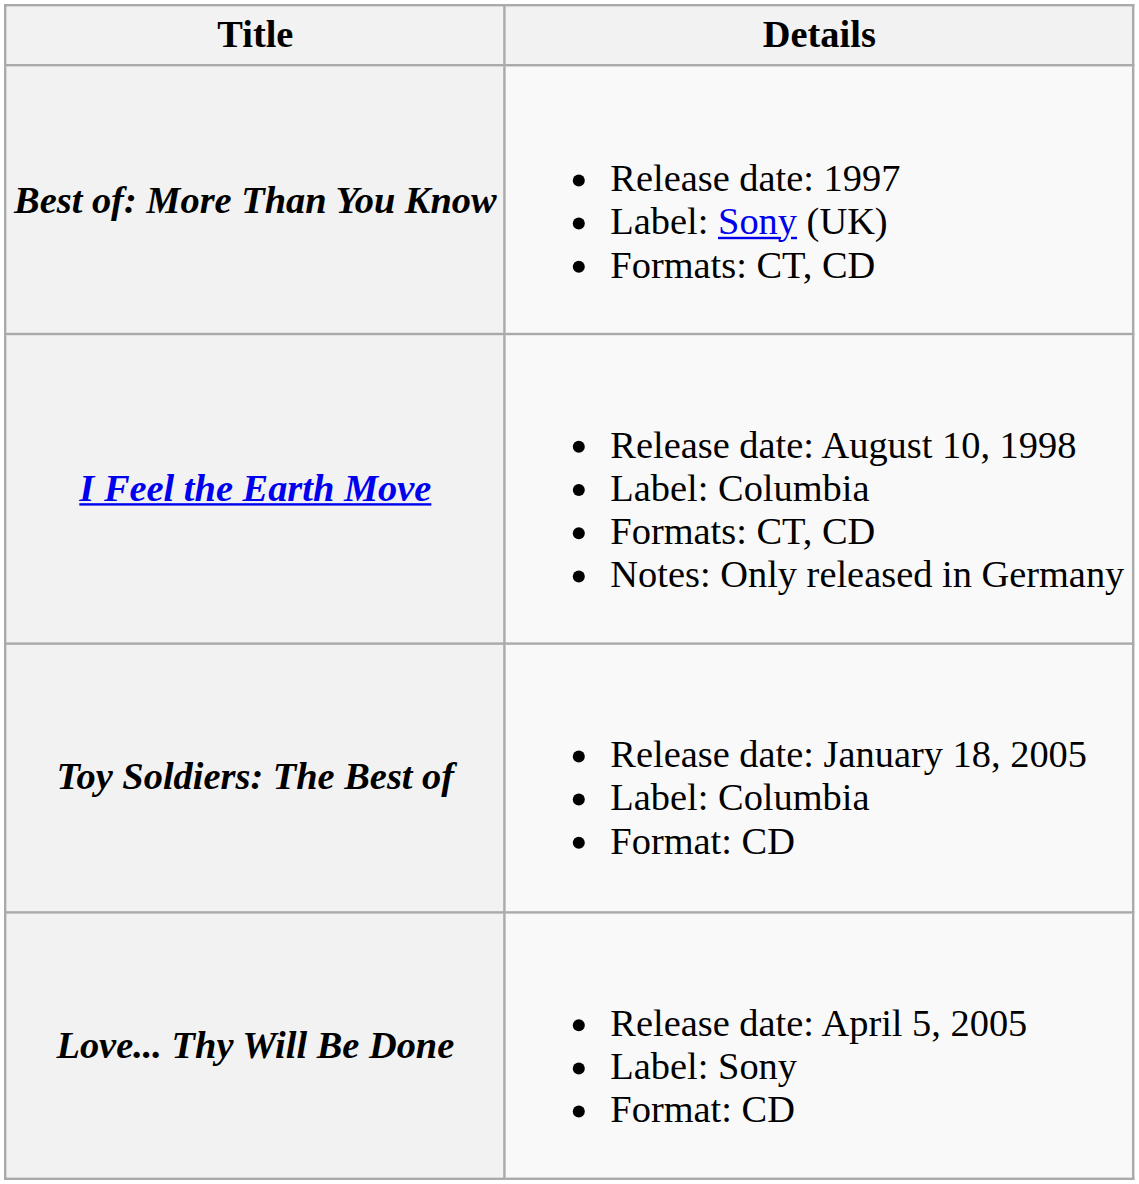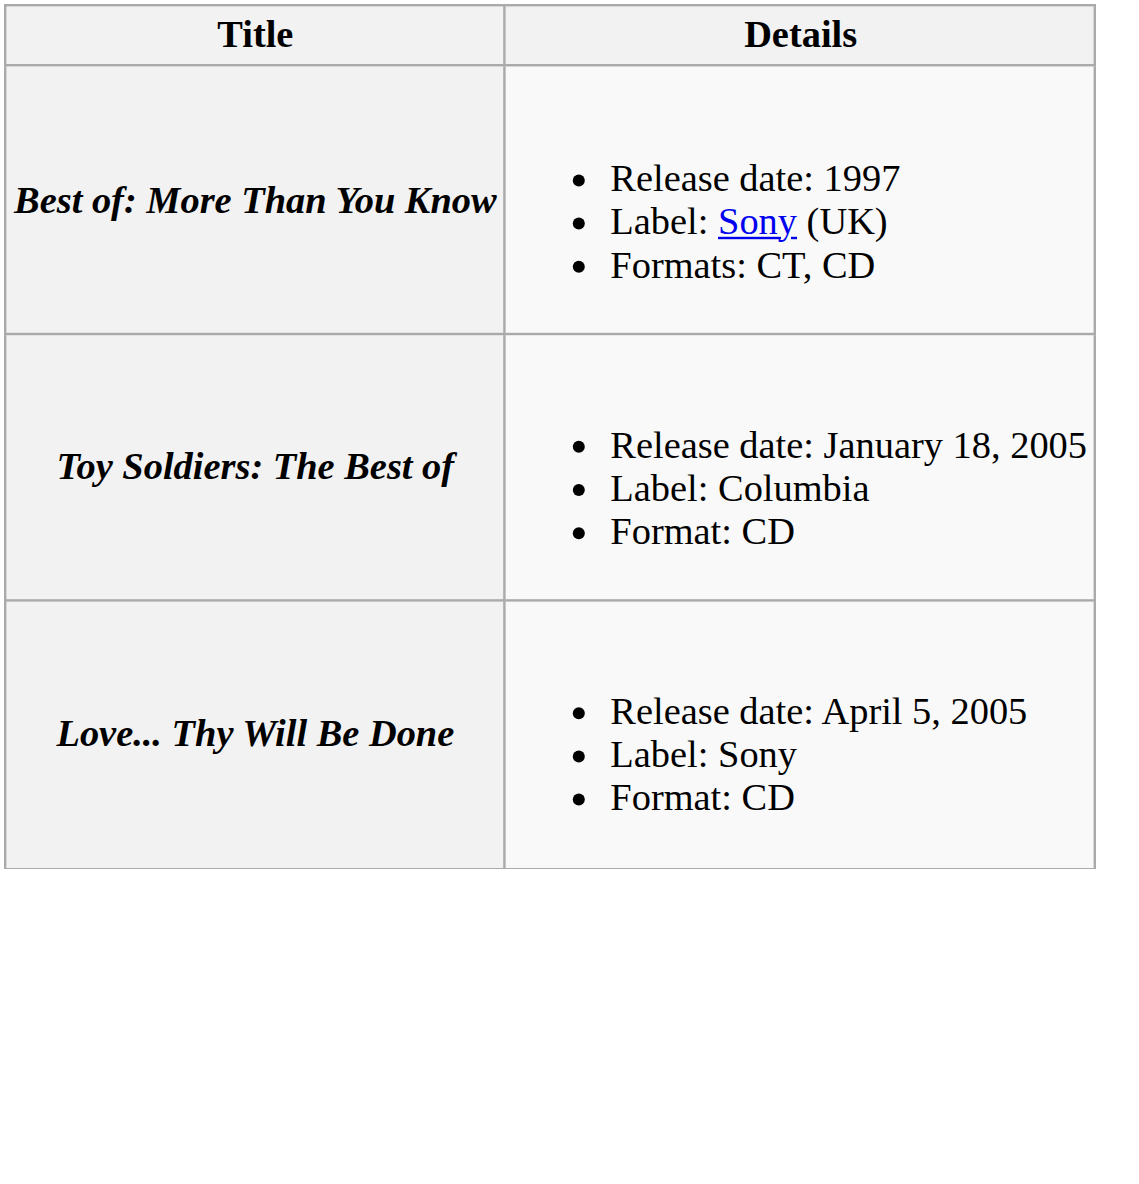- row: (255, 487)
